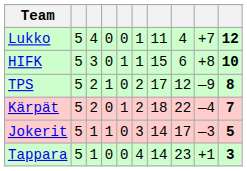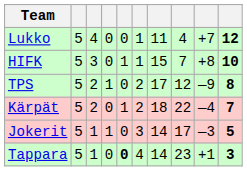(183, 62) 6 -> (183, 62) 7
(124, 155) normal -> (124, 155) bold
